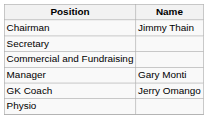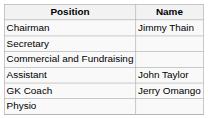- row: (26, 75)
+ row: (27, 75)
